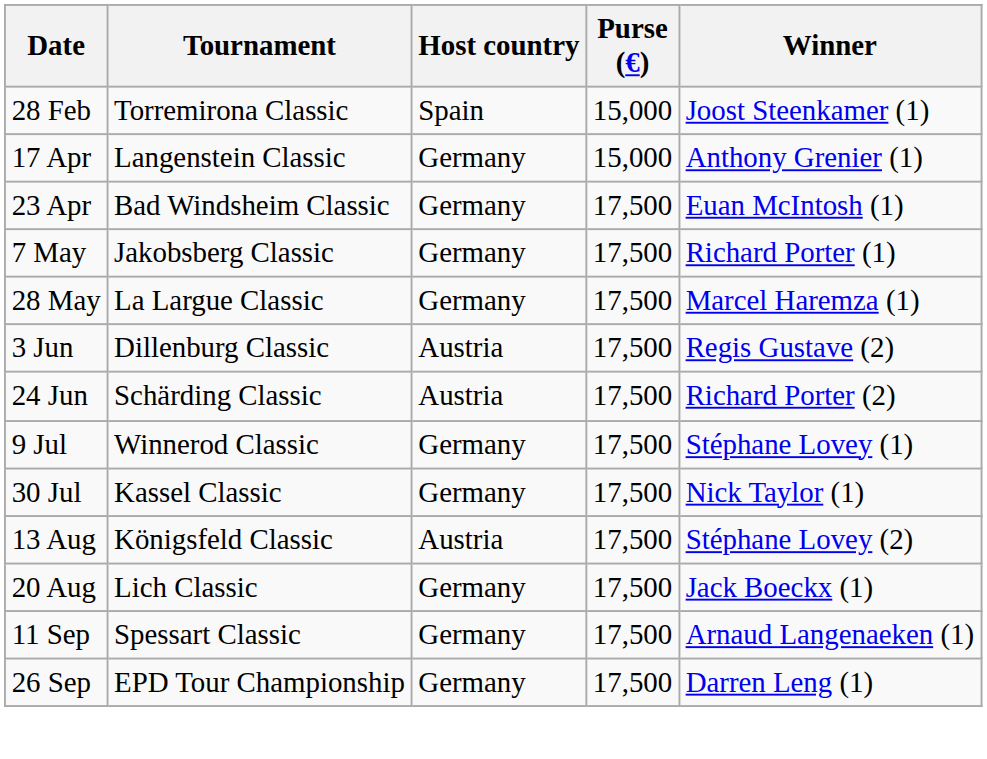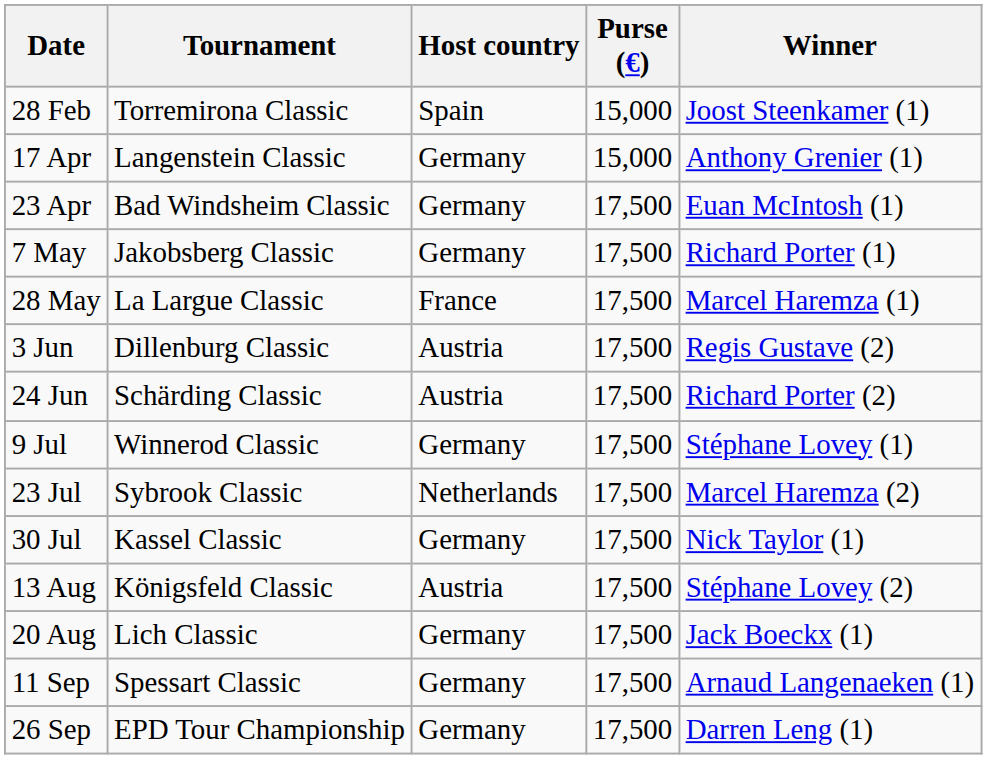(472, 300) Germany -> (458, 300) France
+ row: (47, 491)
